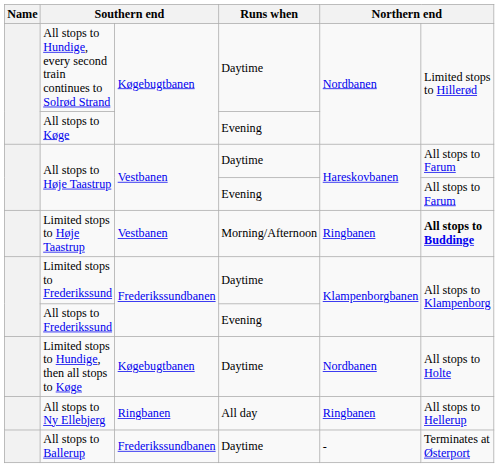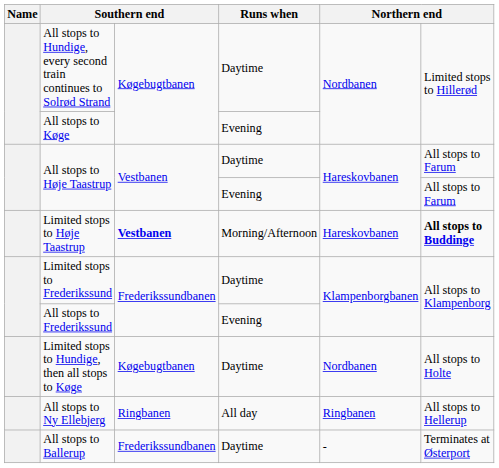(143, 233) normal -> (144, 233) bold
(349, 233) Ringbanen -> (361, 233) Hareskovbanen
